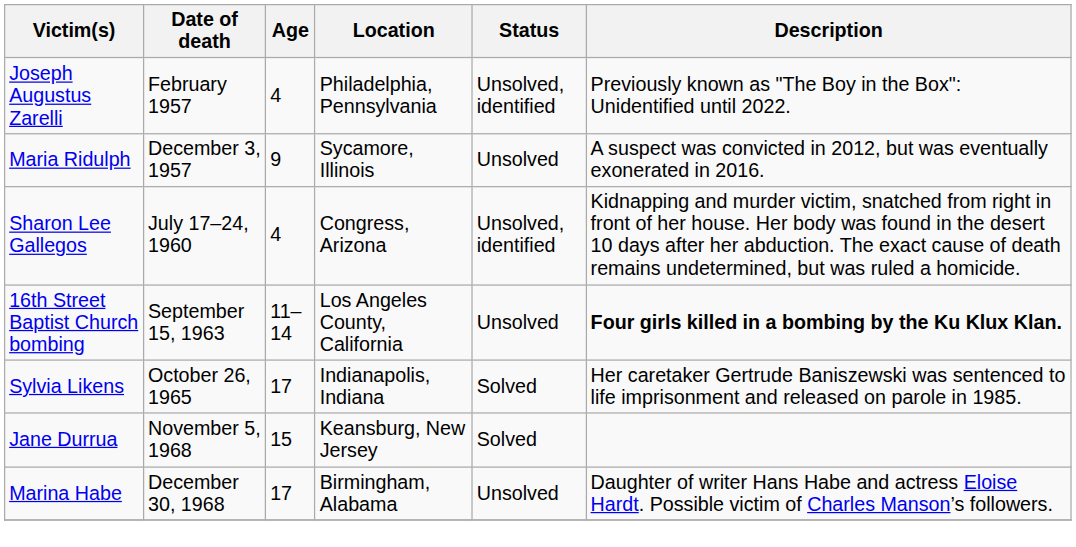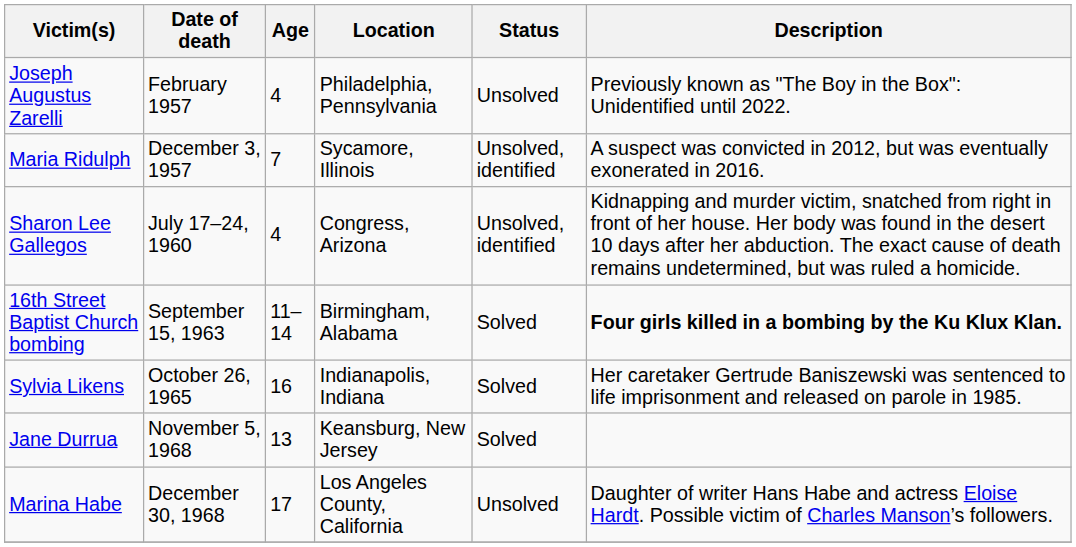(521, 95) Unsolved, identified -> (518, 95) Unsolved
(276, 160) 9 -> (276, 160) 7
(518, 160) Unsolved -> (521, 160) Unsolved, identified
(373, 322) Los Angeles County, California -> (375, 322) Birmingham, Alabama
(518, 322) Unsolved -> (507, 322) Solved
(281, 386) 17 -> (281, 386) 16
(281, 439) 15 -> (281, 439) 13
(375, 493) Birmingham, Alabama -> (373, 504) Los Angeles County, California
